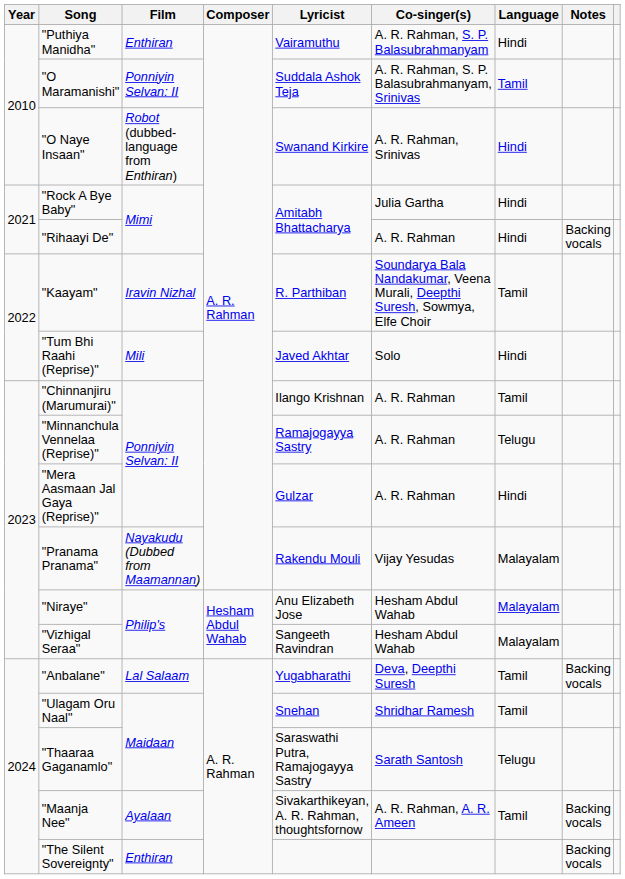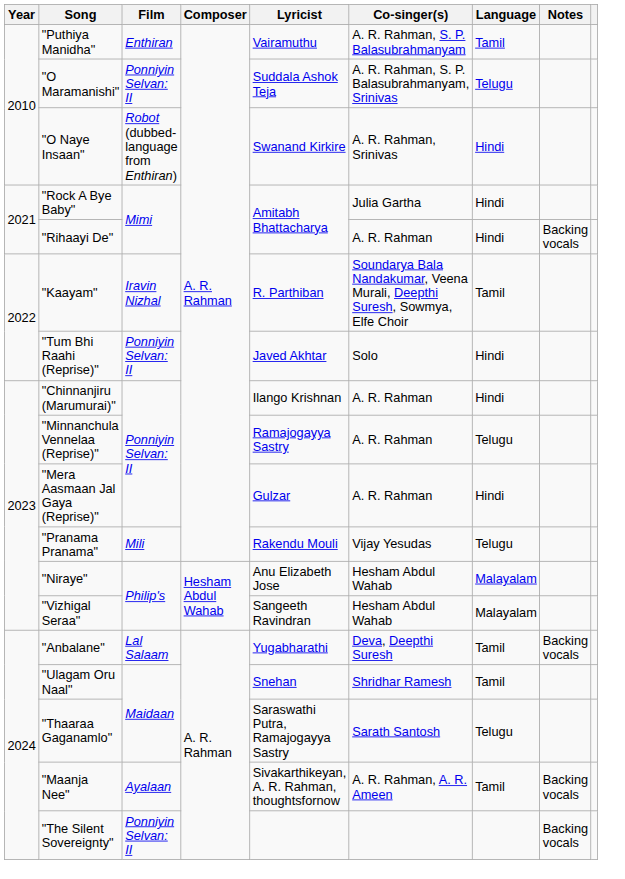(512, 42) Hindi -> (490, 42) Tamil
(513, 84) Tamil -> (494, 84) Telugu
(135, 356) Mili -> (150, 356) Ponniyin Selvan: II
(513, 398) Tamil -> (490, 398) Hindi
(163, 558) Nayakudu (Dubbed from Maamannan) -> (135, 544) Mili
(529, 558) Malayalam -> (494, 544) Telugu
(149, 857) Enthiran -> (150, 835) Ponniyin Selvan: II
